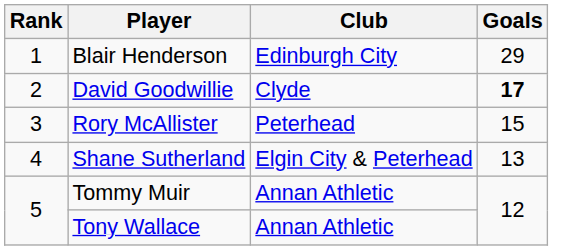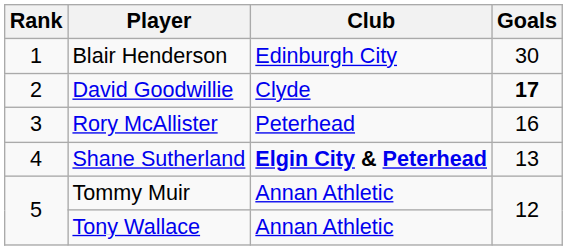(513, 55) 29 -> (527, 55) 30
(513, 124) 15 -> (527, 124) 16
(364, 158) normal -> (371, 158) bold
